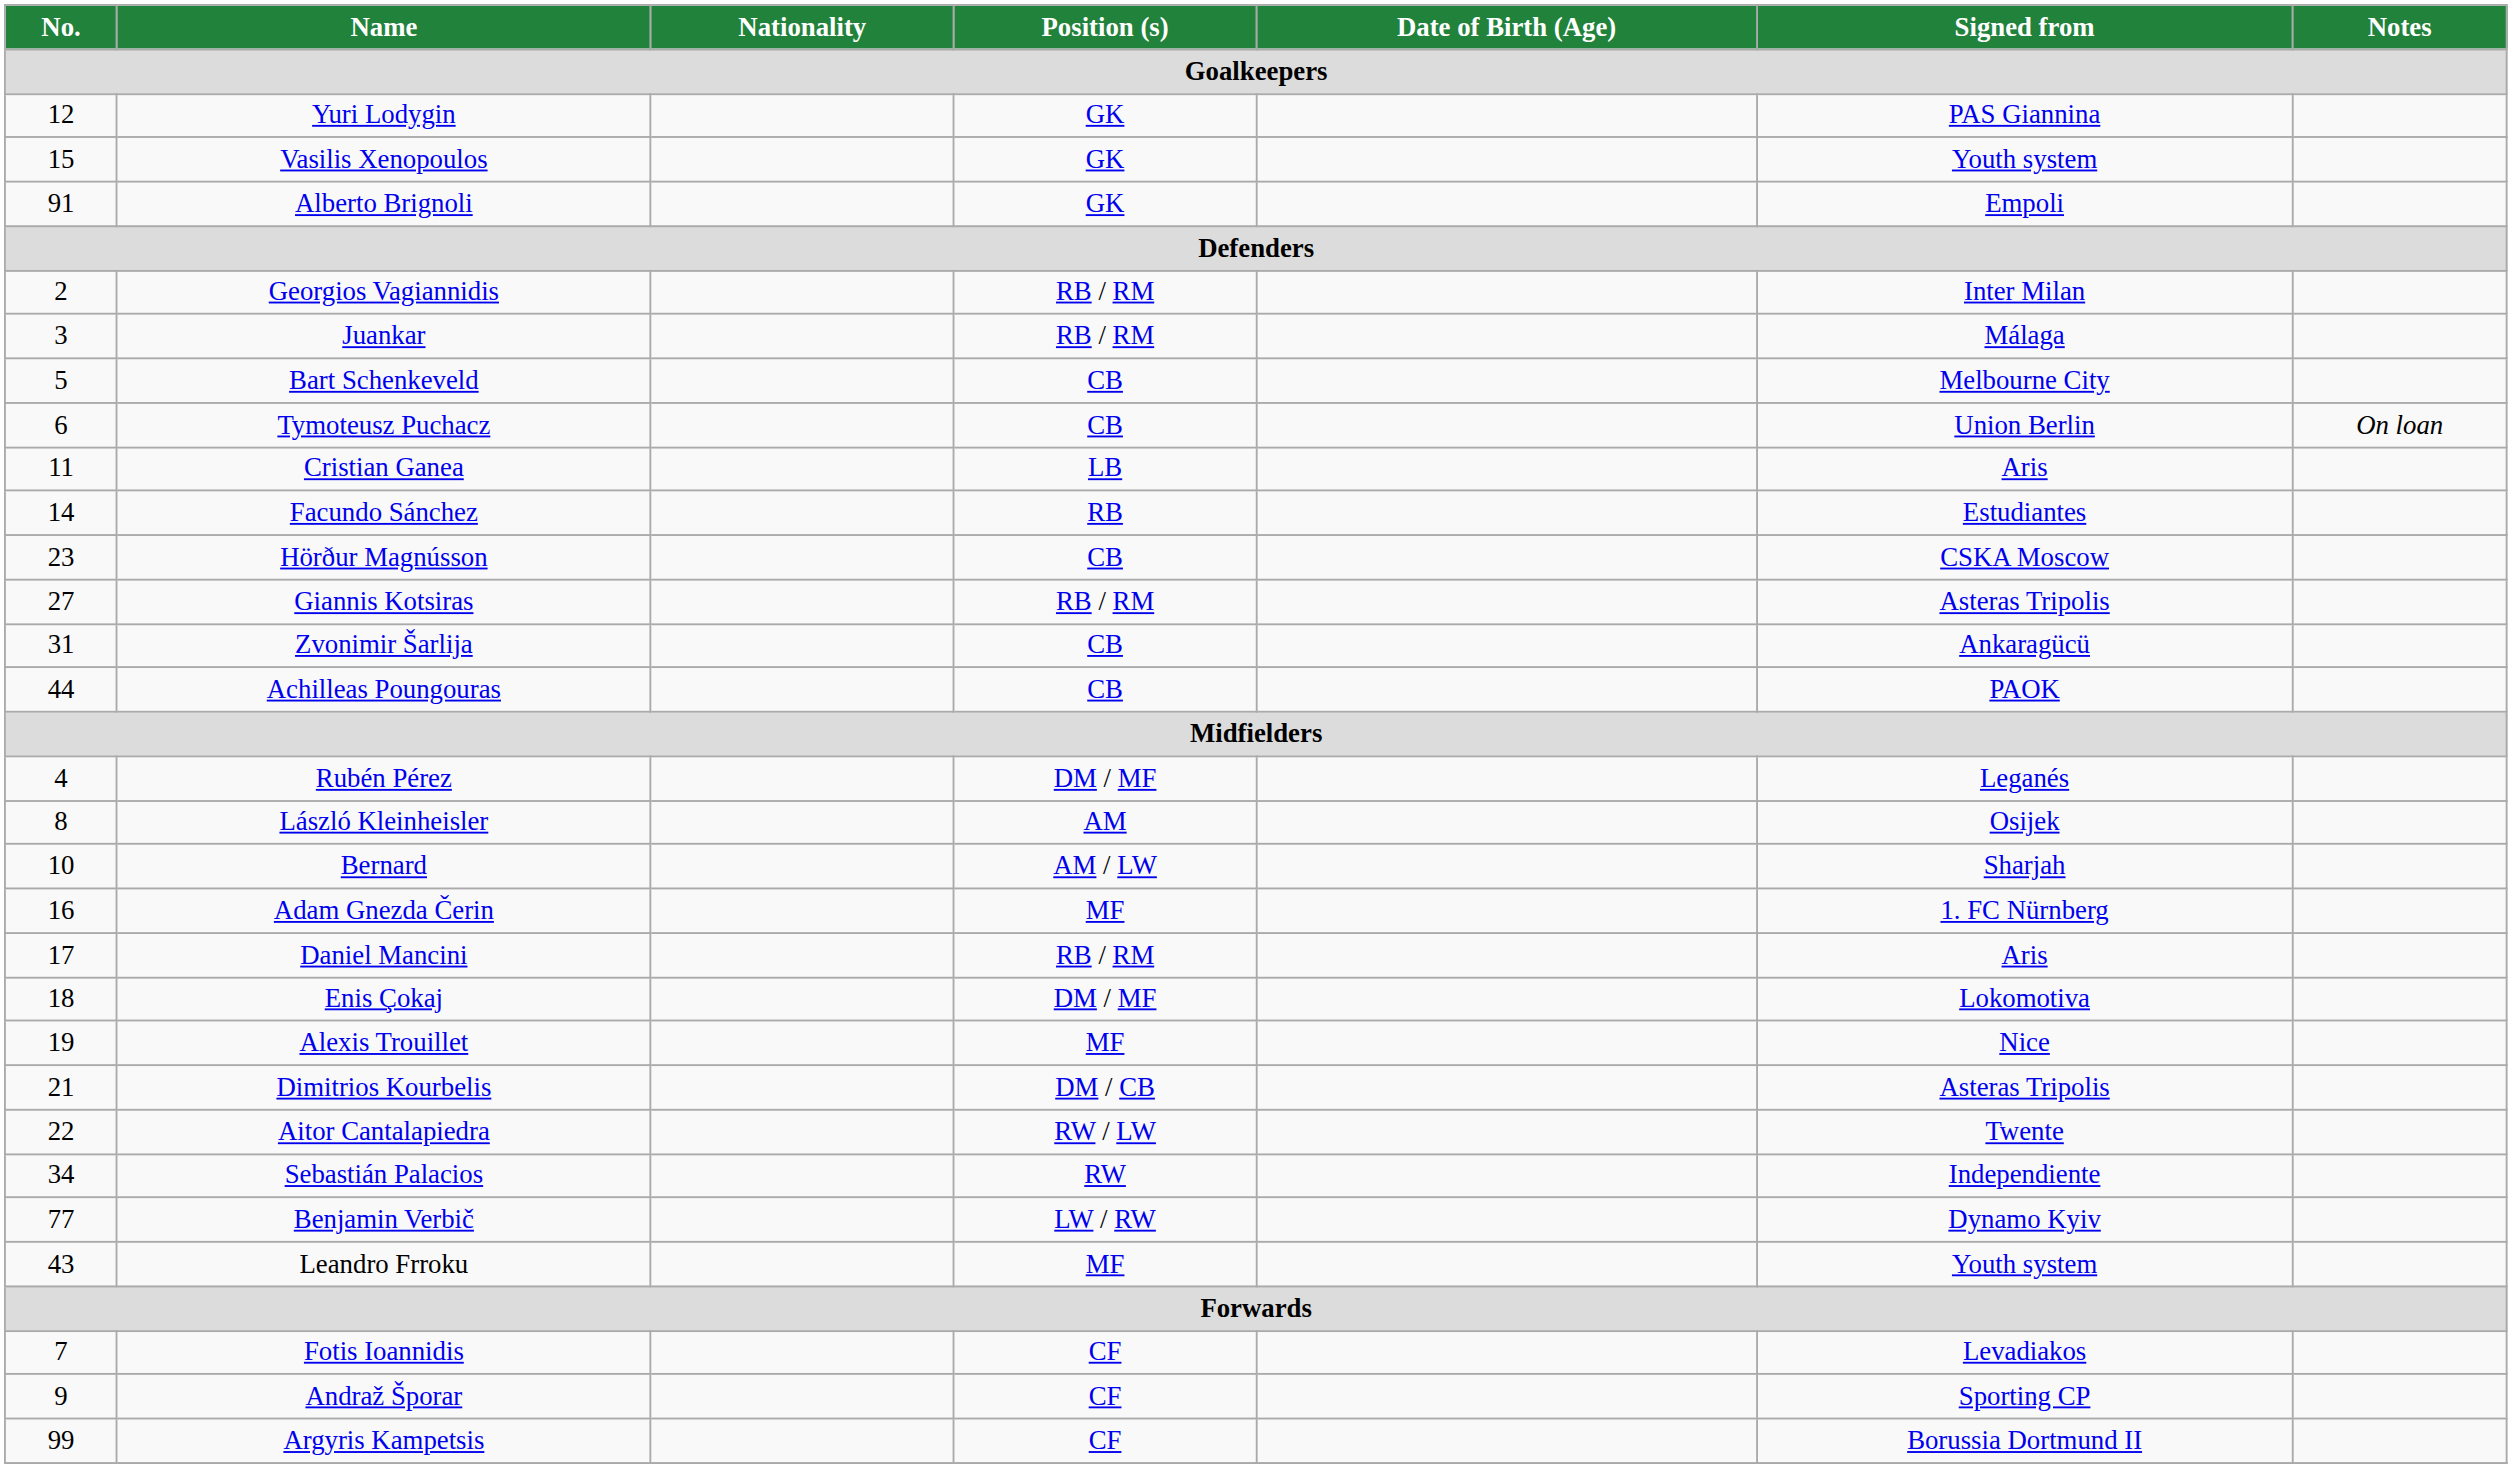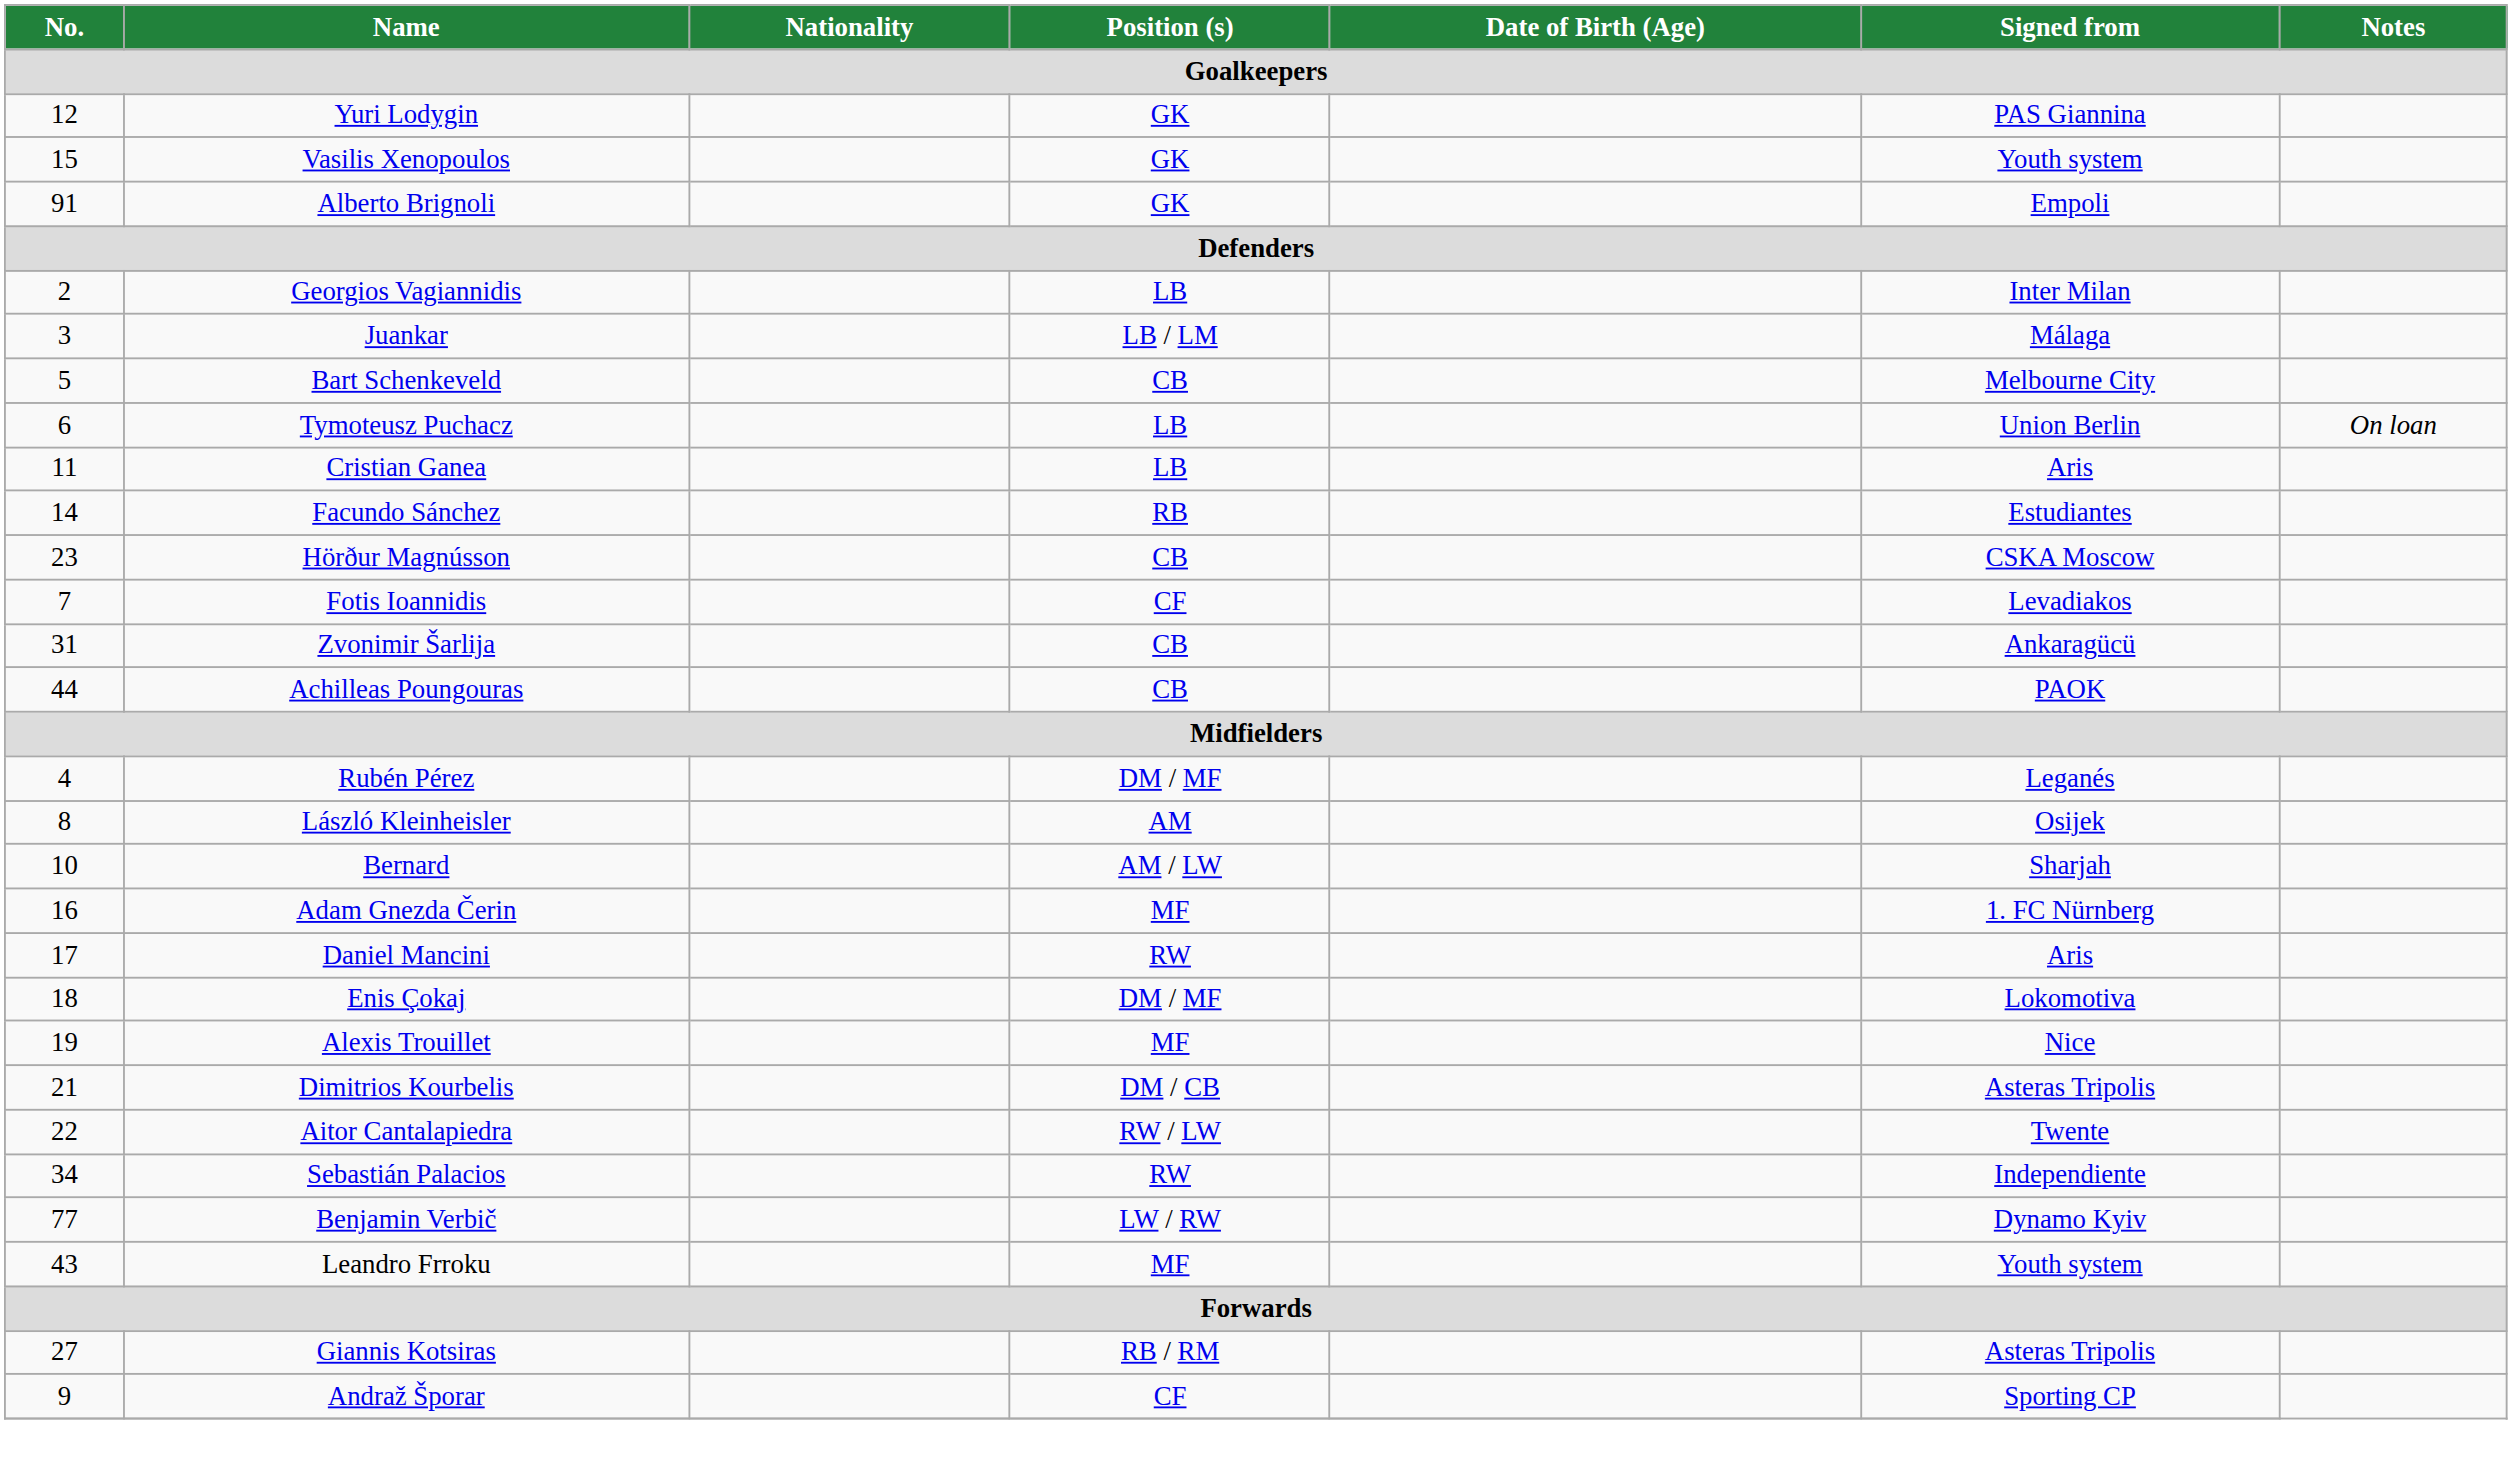(1105, 292) RB / RM -> (1170, 292) LB
(1105, 336) RB / RM -> (1170, 336) LB / LM
(1105, 424) CB -> (1170, 424) LB
rows swapped: (384, 601) <-> (384, 1352)
(1105, 954) RB / RM -> (1170, 954) RW
- row: (384, 1440)
